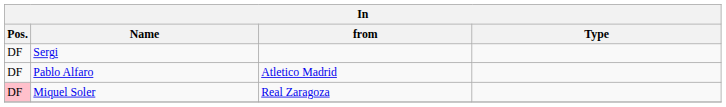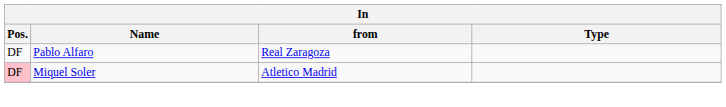- row: (46, 53)
(299, 73) Atletico Madrid -> (295, 53) Real Zaragoza
(295, 92) Real Zaragoza -> (299, 73) Atletico Madrid
